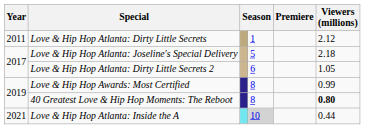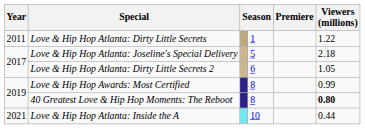(327, 38) 2.12 -> (327, 38) 1.22
(255, 116) lightgrey background -> (255, 116) no background
